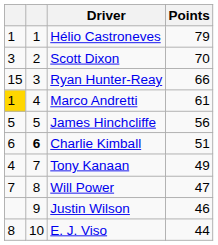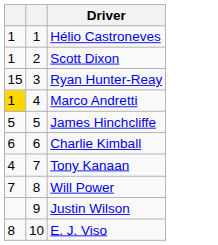- column: (189, 15)
(11, 58) 3 -> (11, 58) 1
(36, 144) bold -> (36, 144) normal
